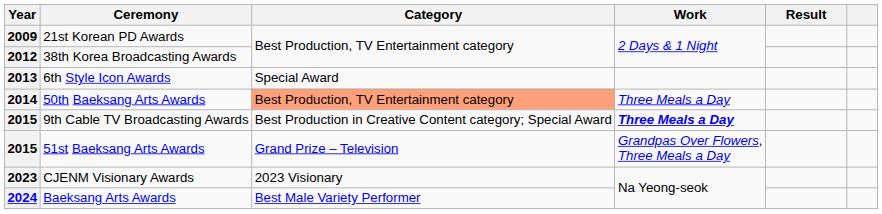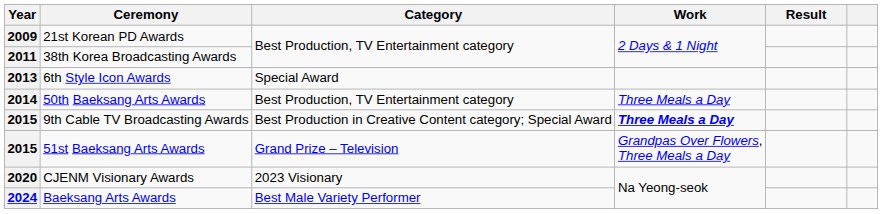(22, 57) 2012 -> (22, 57) 2011
(384, 99) lightsalmon background -> (384, 99) no background
(22, 177) 2023 -> (22, 177) 2020
